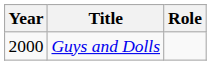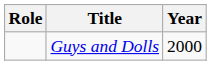columns swapped: (26, 18) <-> (185, 18)
